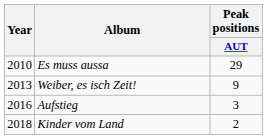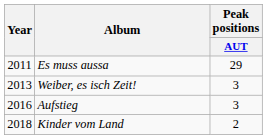(20, 65) 2010 -> (20, 65) 2011
(236, 85) 9 -> (236, 85) 3
